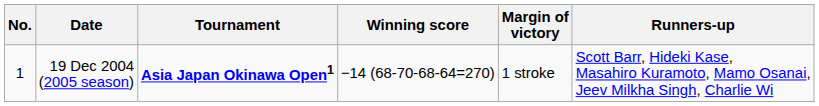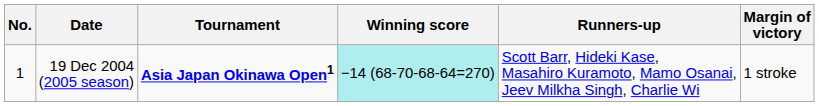columns swapped: (535, 25) <-> (693, 25)
(418, 73) no background -> (418, 73) paleturquoise background
